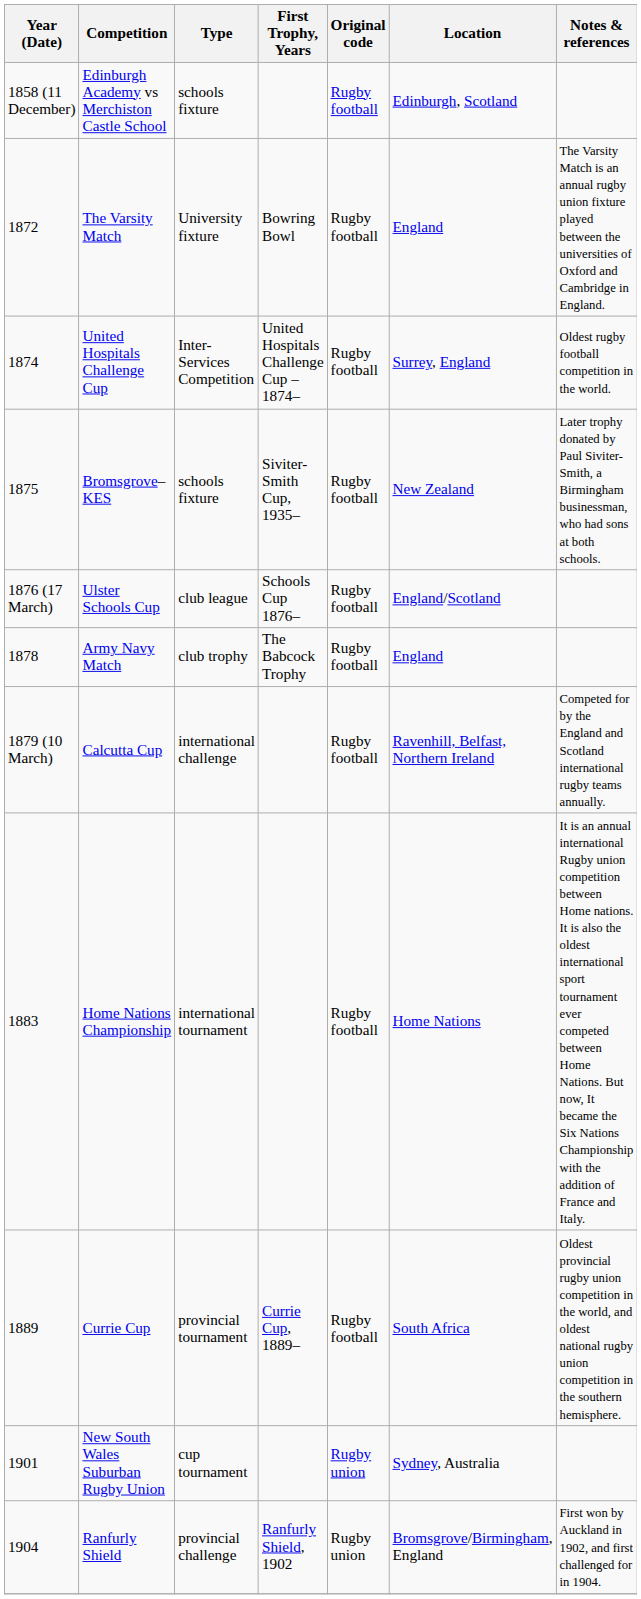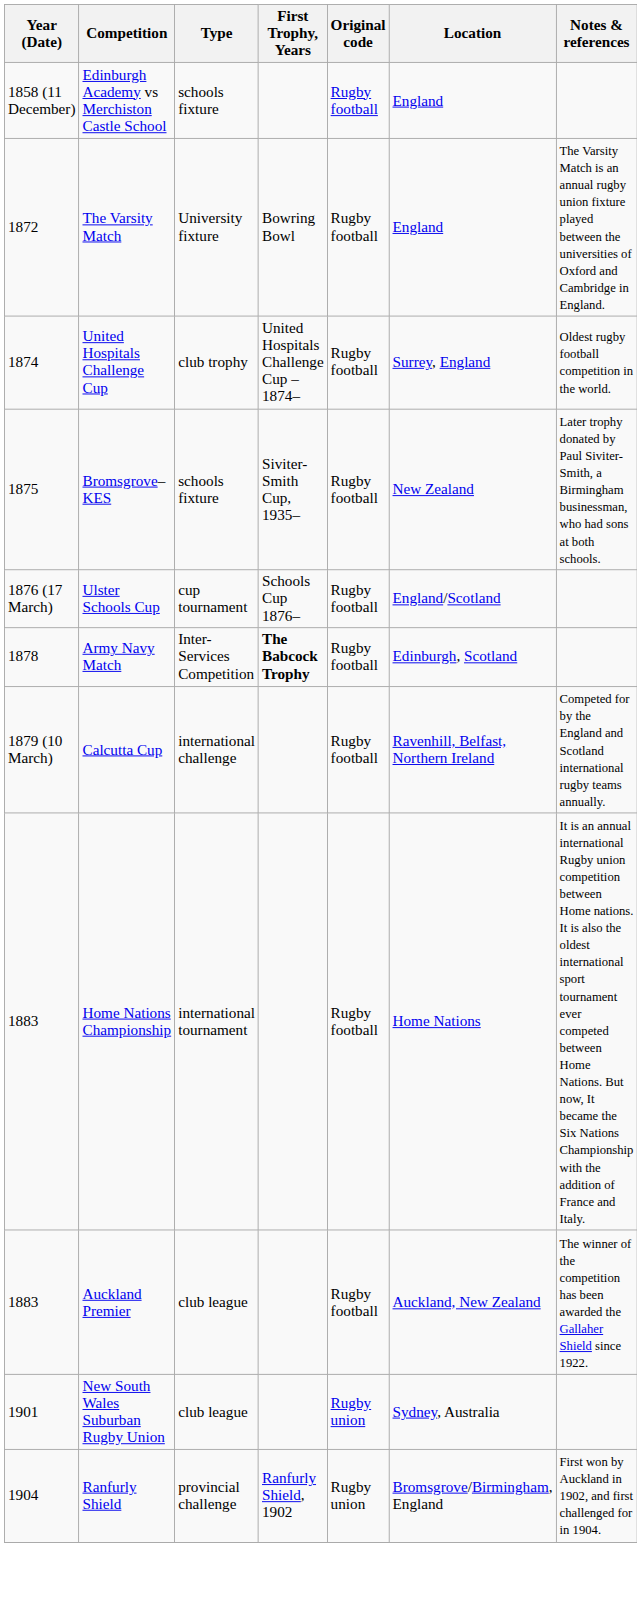(455, 100) Edinburgh, Scotland -> (418, 100) England
(216, 362) Inter-Services Competition -> (213, 362) club trophy
(213, 598) club league -> (213, 598) cup tournament
(213, 657) club trophy -> (216, 657) Inter-Services Competition
(289, 657) normal -> (290, 657) bold
(418, 657) England -> (455, 657) Edinburgh, Scotland
+ row: (112, 1302)
- row: (116, 1327)
(213, 1463) cup tournament -> (213, 1411) club league
